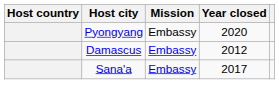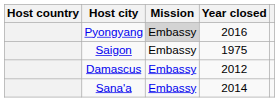(172, 32) no background -> (172, 32) lightgrey background
(234, 32) 2020 -> (234, 32) 2016
+ row: (114, 50)
(234, 69) 2017 -> (234, 87) 2014
